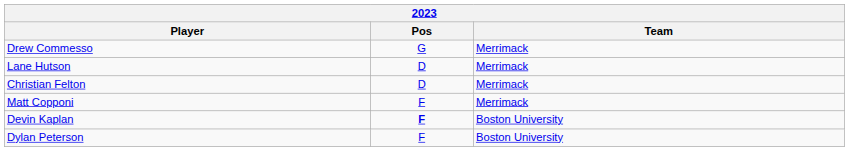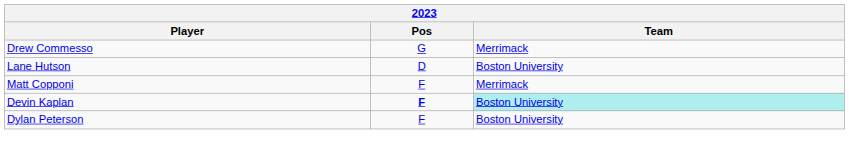(502, 66) Merrimack -> (520, 66) Boston University
- row: (46, 84)
(520, 119) no background -> (520, 102) paleturquoise background
